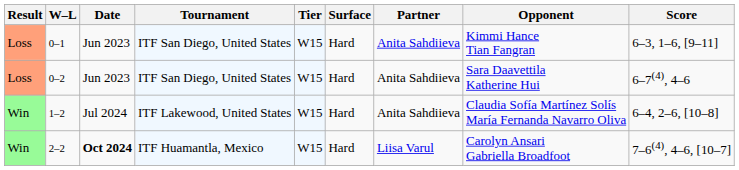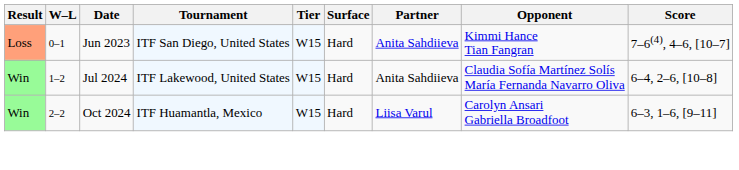(675, 42) 6–3, 1–6, [9–11] -> (680, 42) 7–6(4), 4–6, [10–7]
- row: (57, 78)
(107, 148) bold -> (107, 112) normal
(682, 148) 7–6(4), 4–6, [10–7] -> (674, 112) 6–3, 1–6, [9–11]
